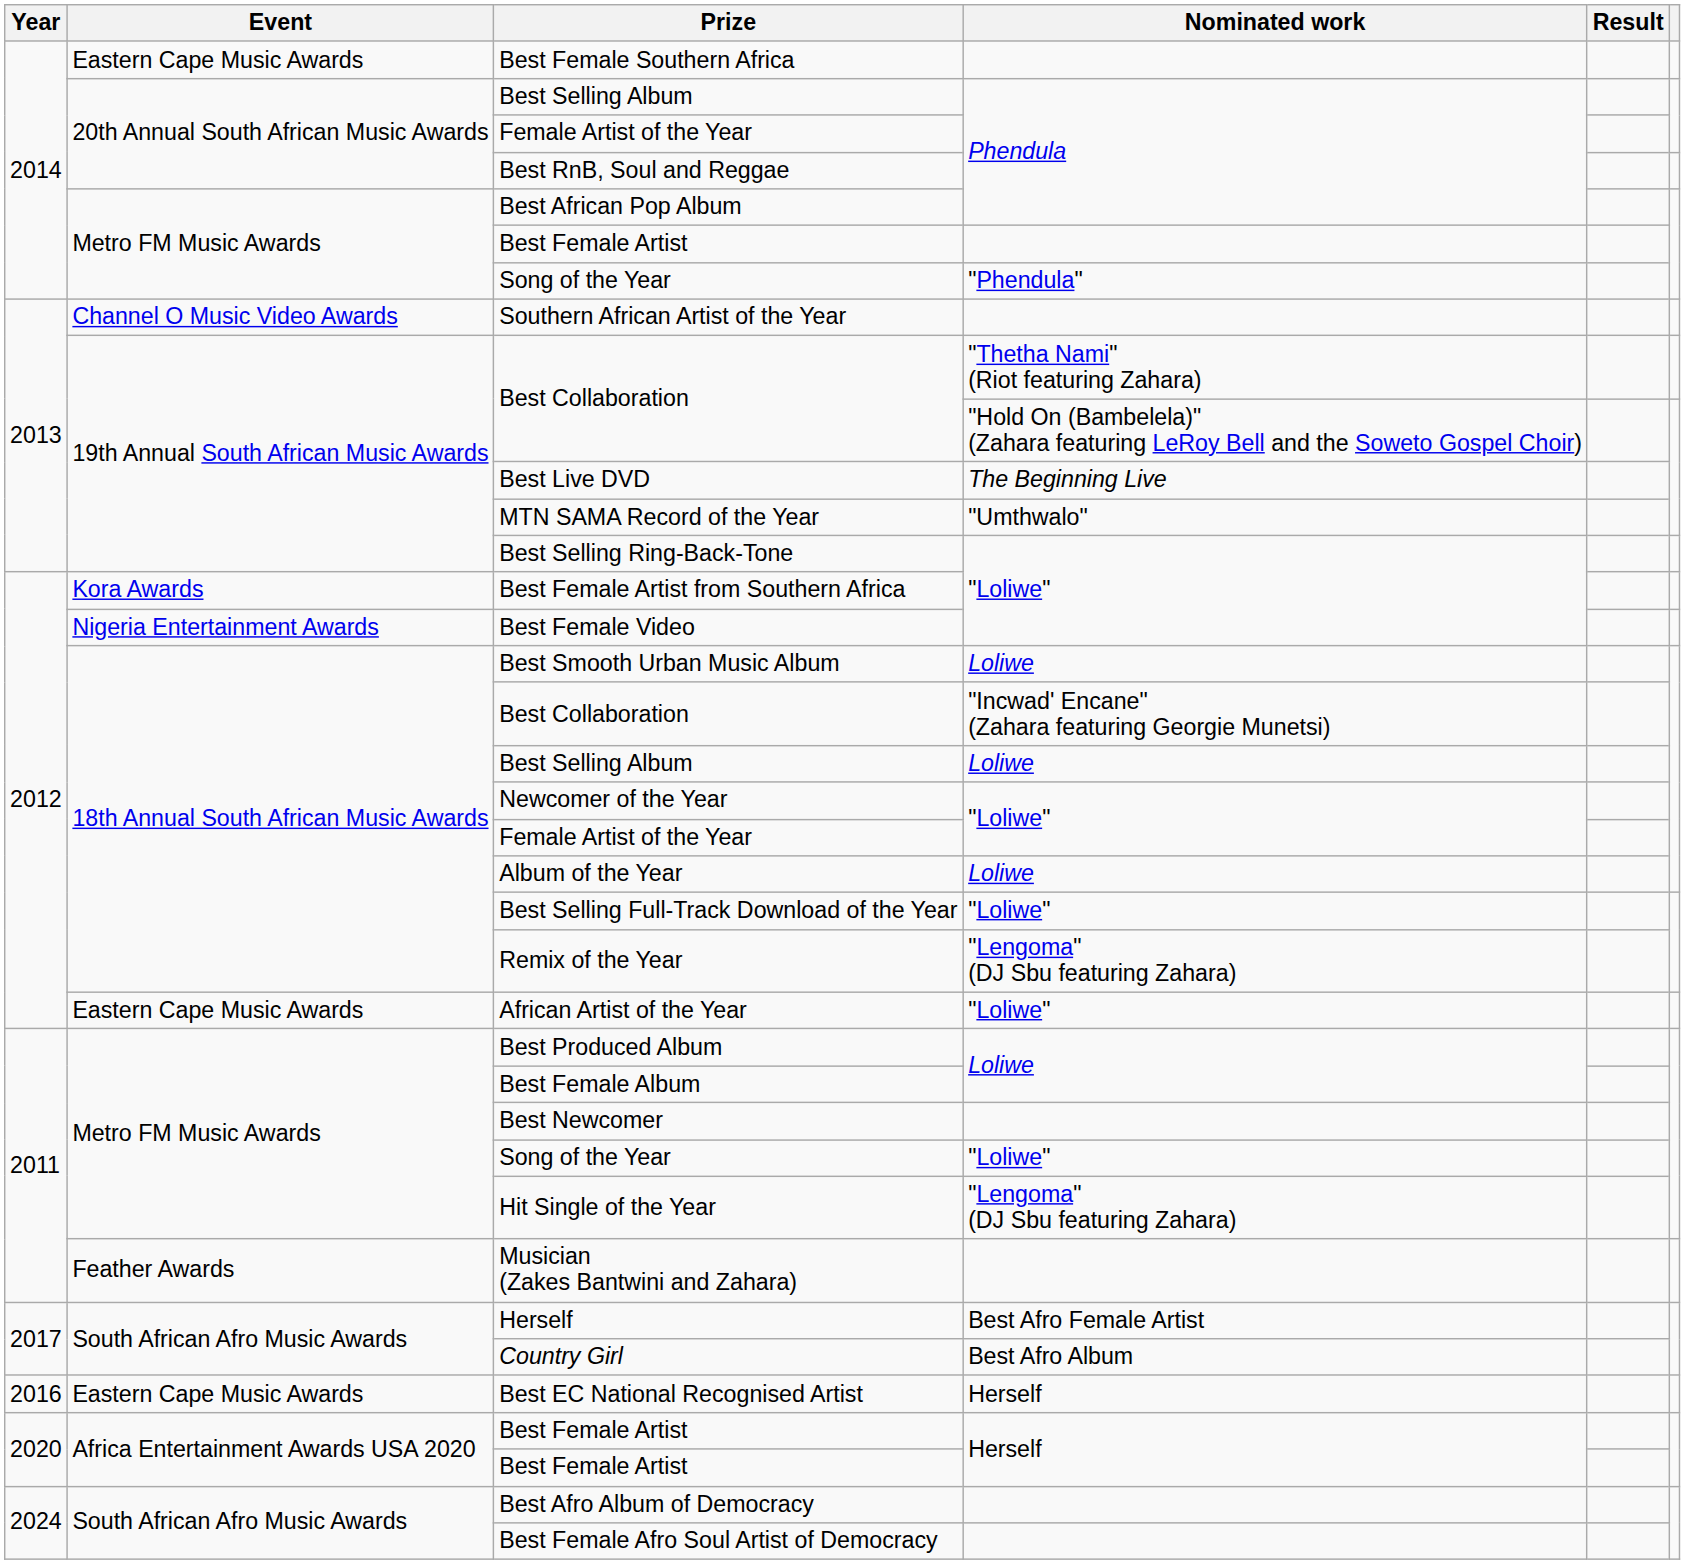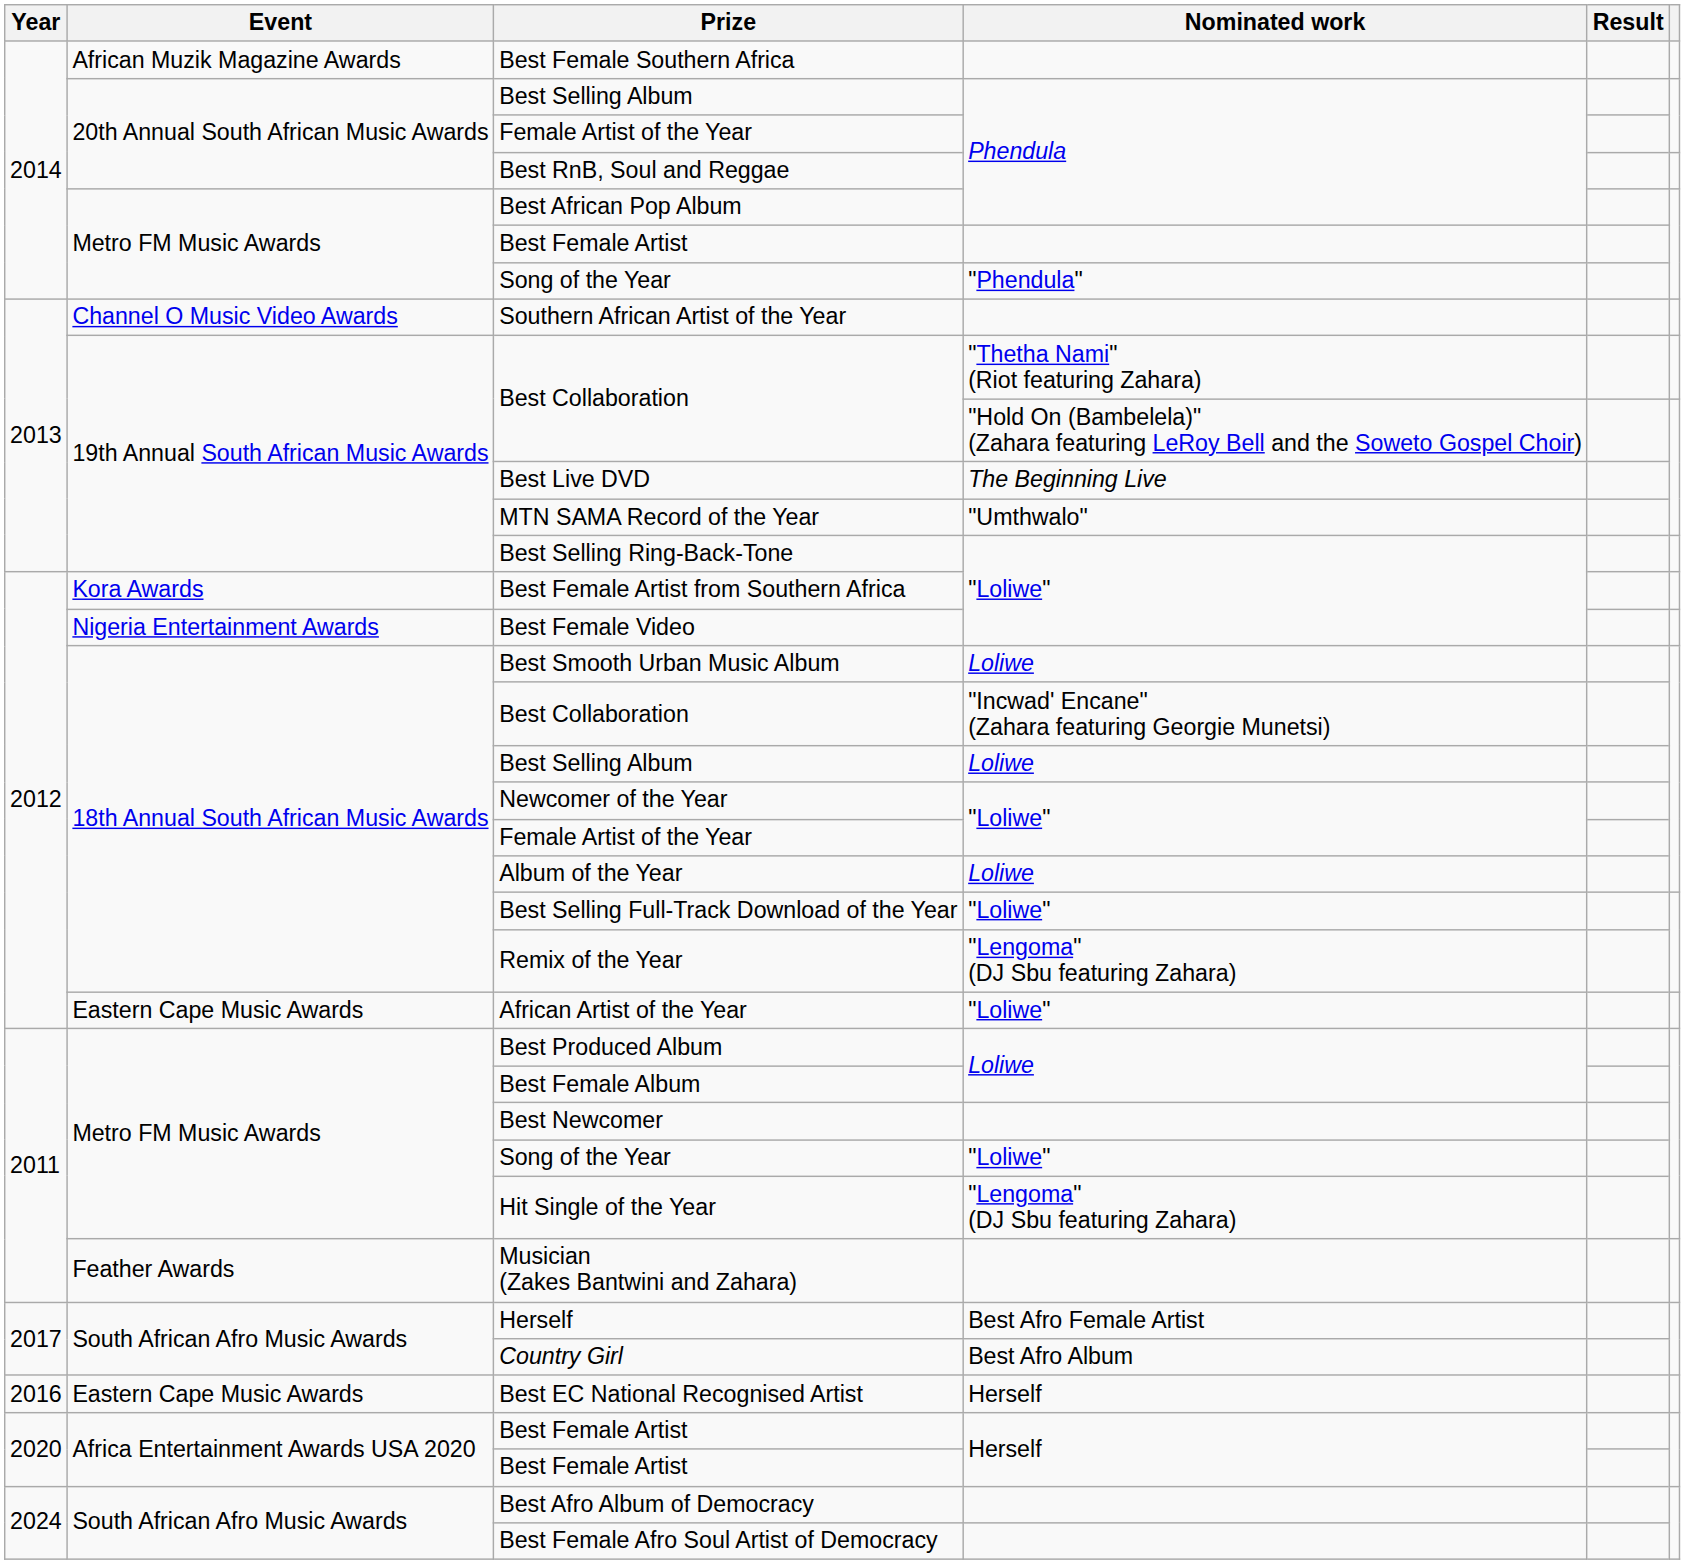(218, 59) Eastern Cape Music Awards -> (237, 59) African Muzik Magazine Awards
